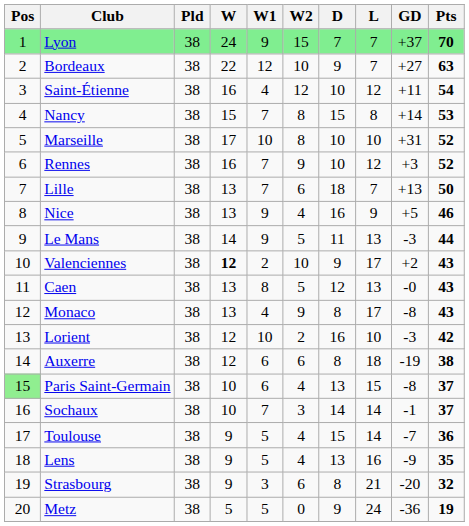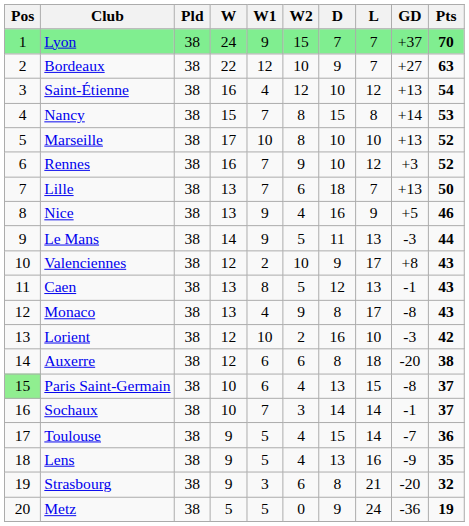(410, 90) +11 -> (410, 90) +13
(410, 139) +31 -> (410, 139) +13
(229, 262) bold -> (229, 262) normal
(410, 262) +2 -> (410, 262) +8
(410, 287) -0 -> (410, 287) -1
(410, 361) -19 -> (410, 361) -20
